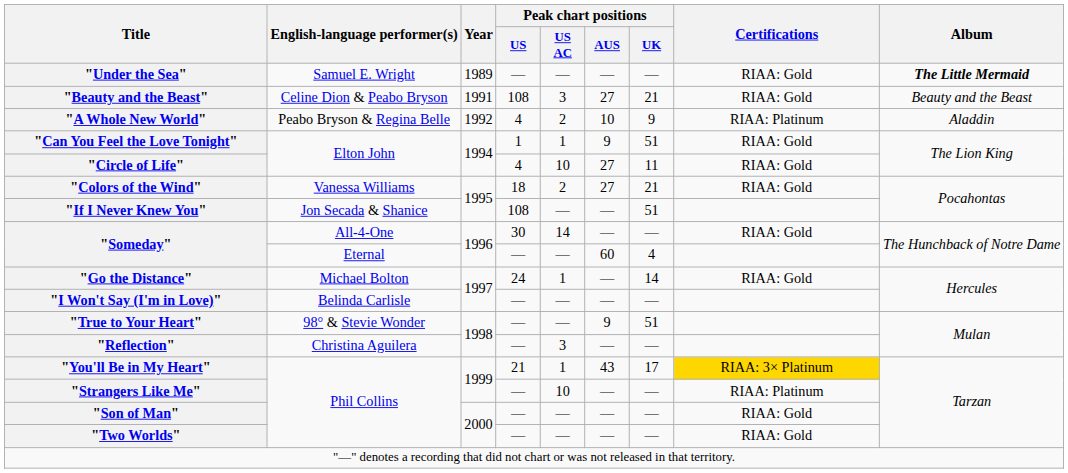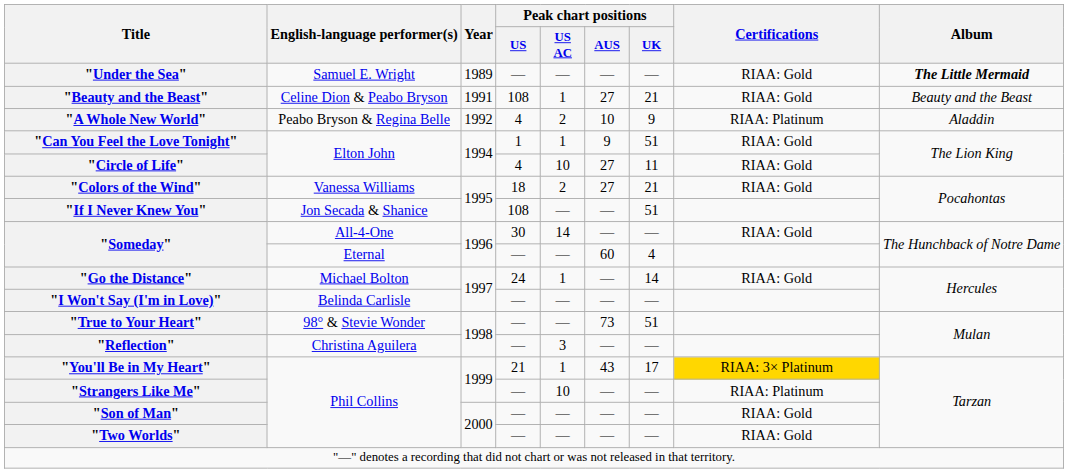(563, 97) 3 -> (563, 97) 1
(607, 323) 9 -> (607, 323) 73
